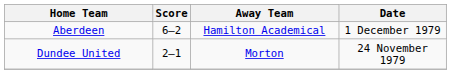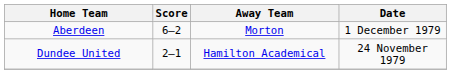(264, 30) Hamilton Academical -> (264, 30) Morton
(264, 54) Morton -> (264, 54) Hamilton Academical
